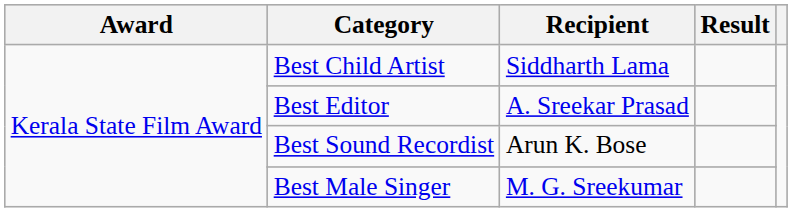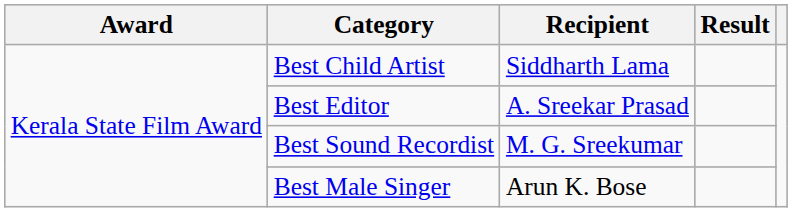(576, 145) Arun K. Bose -> (594, 145) M. G. Sreekumar
(594, 186) M. G. Sreekumar -> (576, 186) Arun K. Bose
